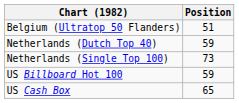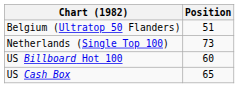- row: (82, 44)
(208, 75) 59 -> (208, 59) 60
